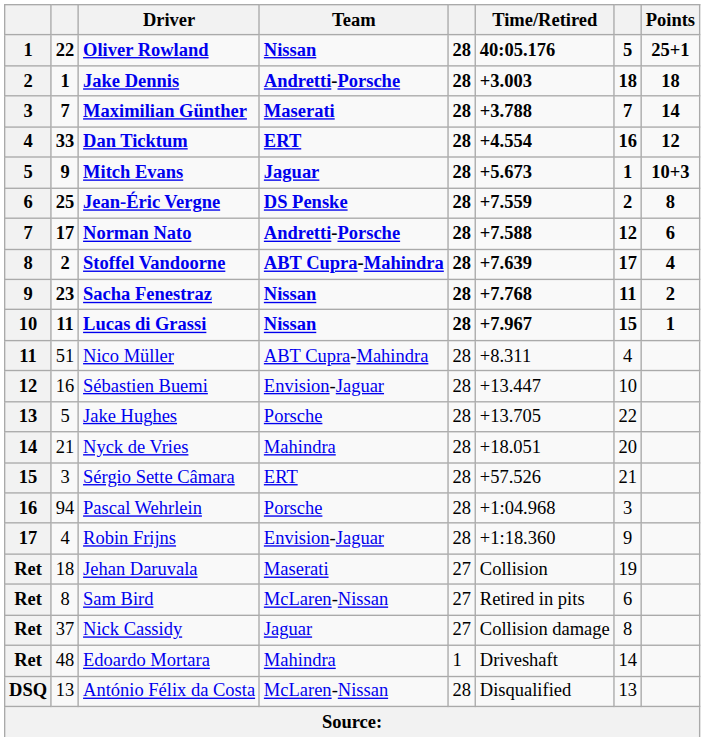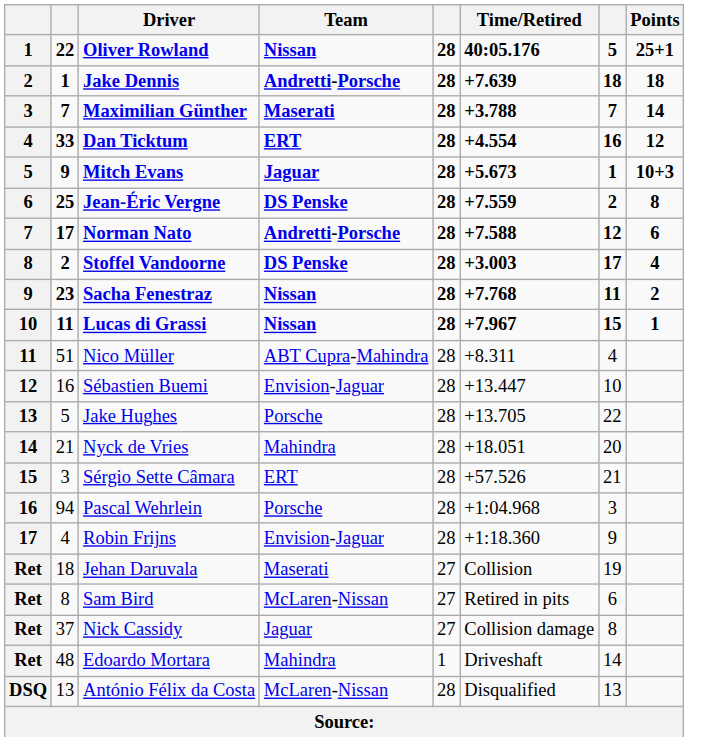(506, 80) +3.003 -> (490, 80) +7.639
(354, 263) ABT Cupra-Mahindra -> (306, 263) DS Penske
(506, 263) +7.639 -> (490, 263) +3.003
